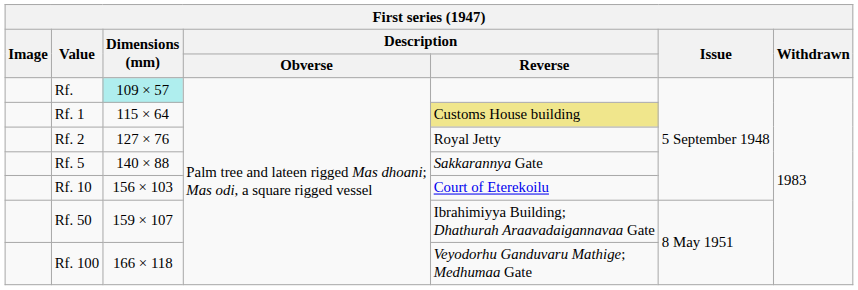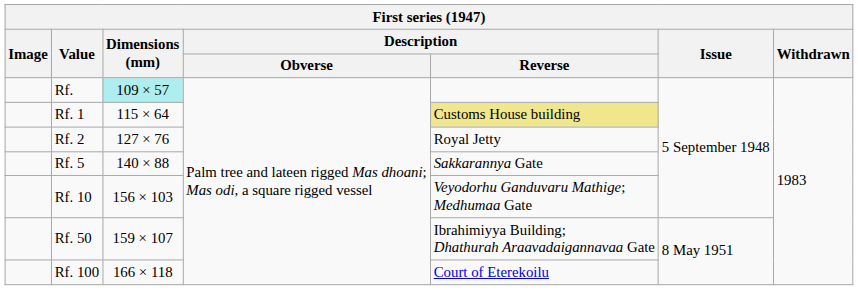(491, 187) Court of Eterekoilu -> (529, 196) Veyodorhu Ganduvaru Mathige; Medhumaa Gate
(529, 263) Veyodorhu Ganduvaru Mathige; Medhumaa Gate -> (491, 271) Court of Eterekoilu
